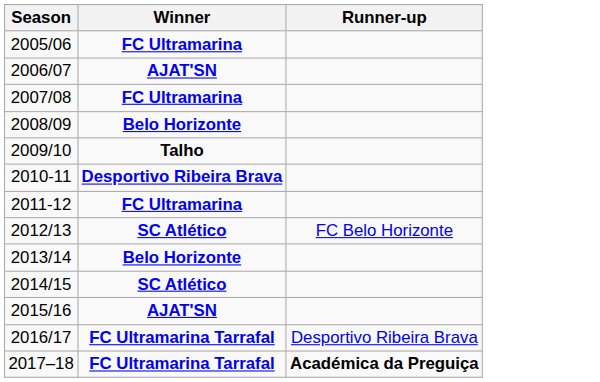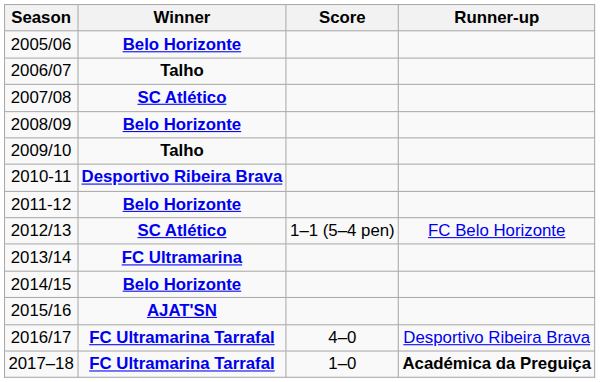+ column: (342, 17)
(182, 44) FC Ultramarina -> (182, 44) Belo Horizonte
(182, 71) AJAT'SN -> (182, 71) Talho
(182, 97) FC Ultramarina -> (182, 97) SC Atlético
(182, 204) FC Ultramarina -> (182, 204) Belo Horizonte
(182, 257) Belo Horizonte -> (182, 257) FC Ultramarina
(182, 284) SC Atlético -> (182, 284) Belo Horizonte
